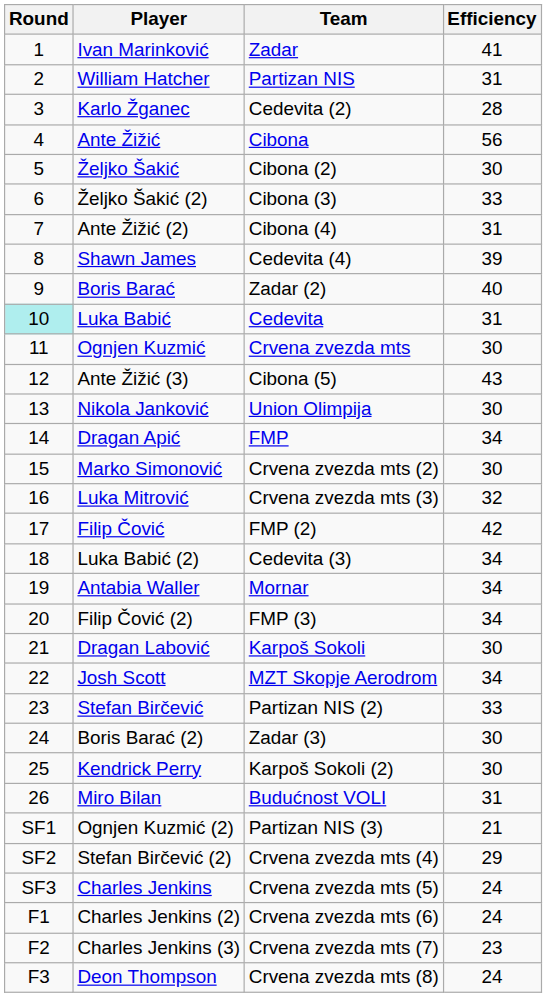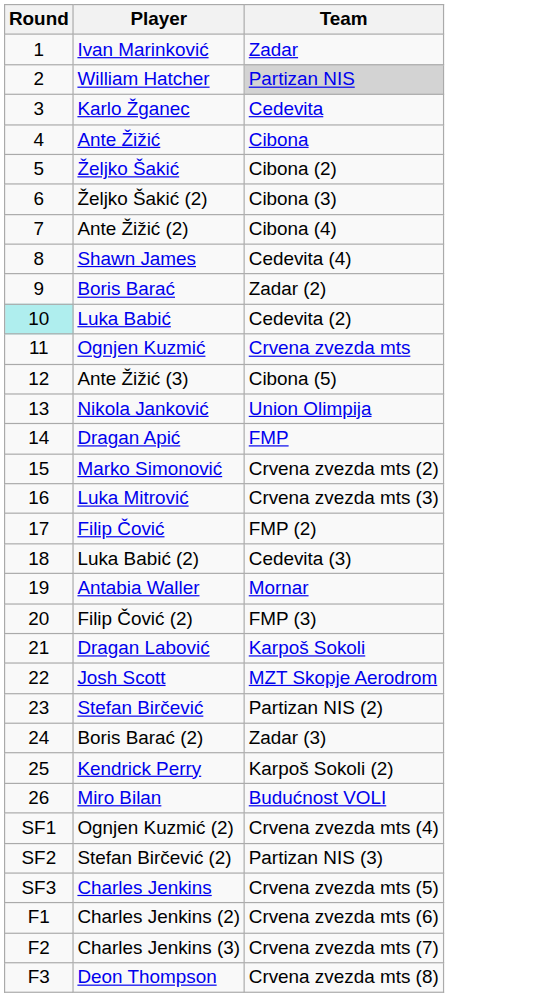- column: (492, 19)
(302, 79) no background -> (302, 79) lightgrey background
(300, 109) Cedevita (2) -> (286, 109) Cedevita
(286, 318) Cedevita -> (300, 318) Cedevita (2)
(316, 827) Partizan NIS (3) -> (344, 827) Crvena zvezda mts (4)
(344, 857) Crvena zvezda mts (4) -> (316, 857) Partizan NIS (3)
